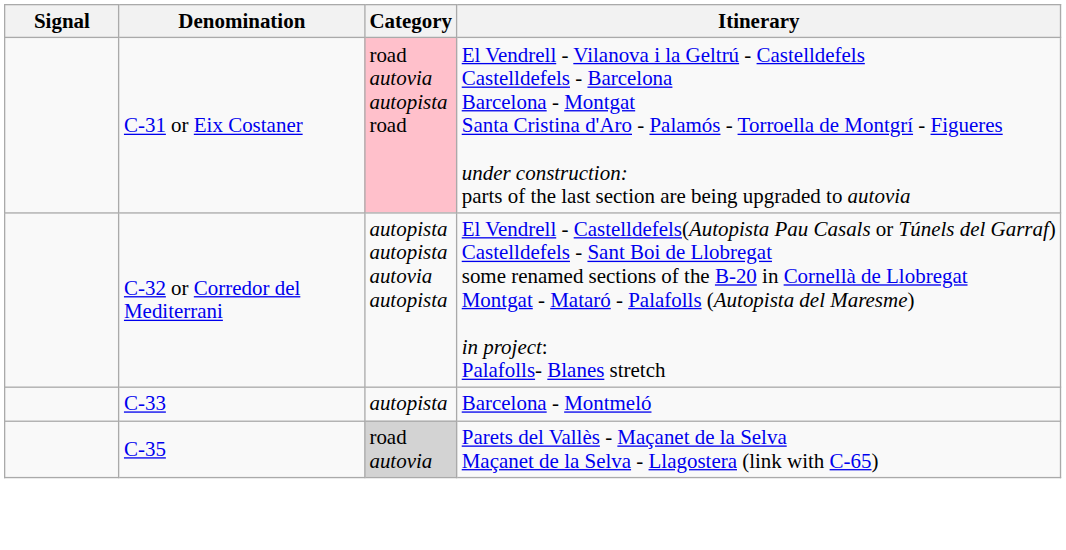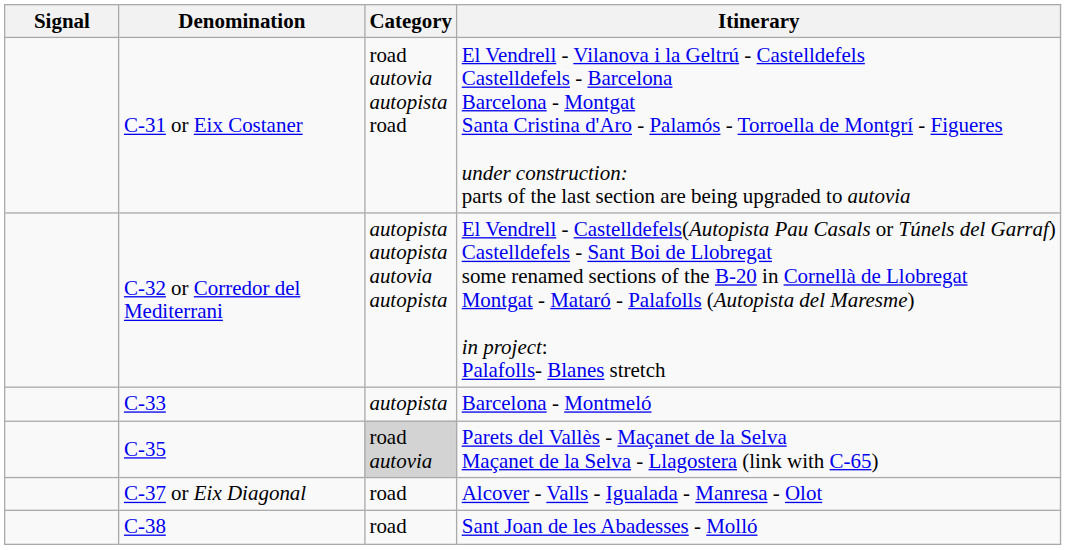(408, 89) pink background -> (408, 89) no background
+ row: (215, 493)
+ row: (145, 527)
